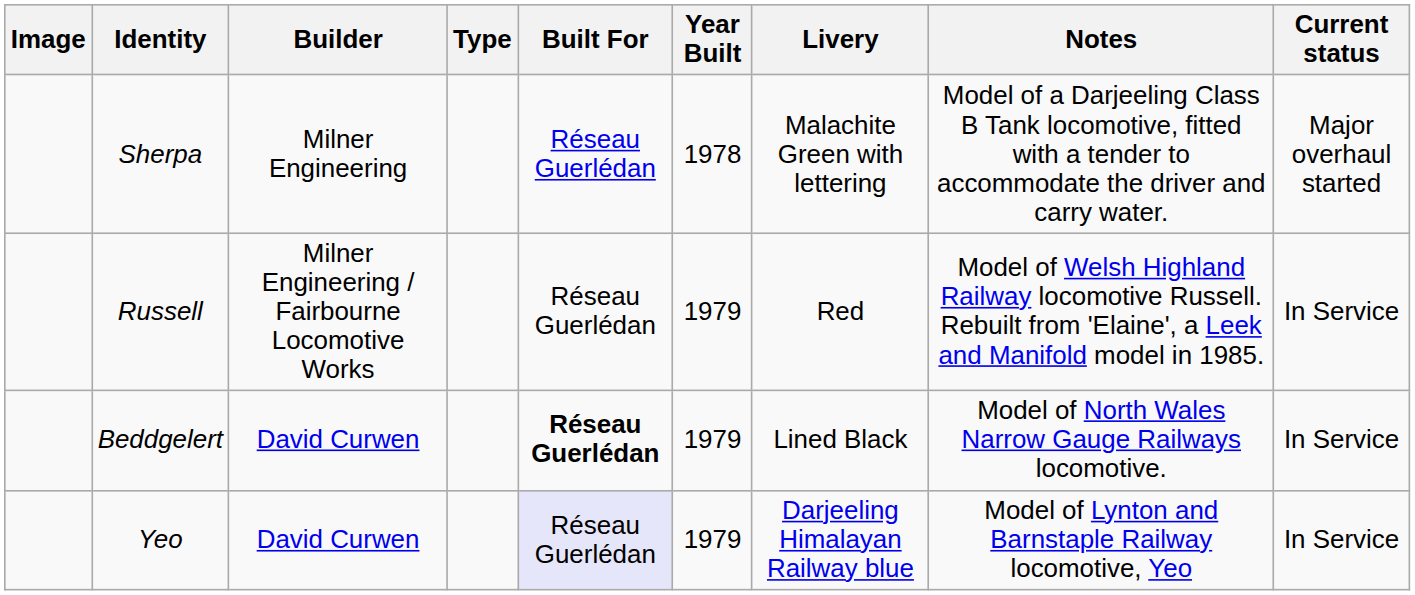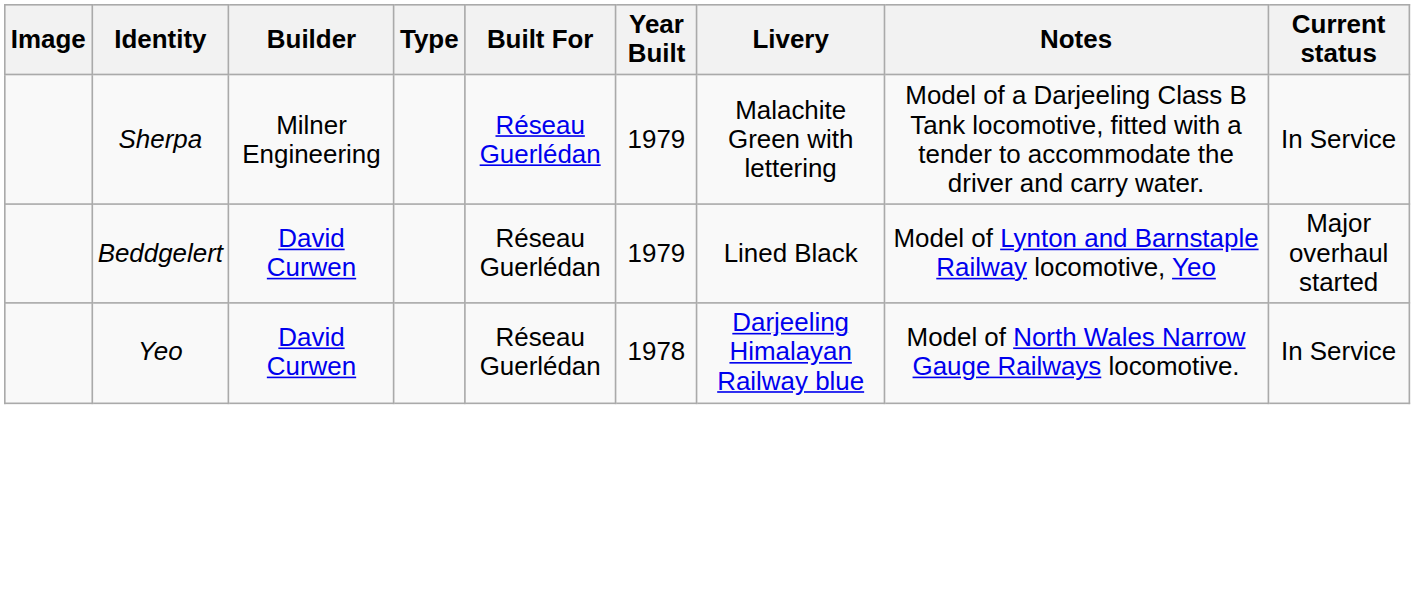(712, 153) 1978 -> (656, 139) 1979
(1342, 153) Major overhaul started -> (1339, 139) In Service
- row: (160, 311)
(595, 439) bold -> (540, 253) normal
(1101, 439) Model of North Wales Narrow Gauge Railways locomotive. -> (1076, 253) Model of Lynton and Barnstaple Railway locomotive, Yeo
(1342, 439) In Service -> (1339, 253) Major overhaul started
(595, 539) lavender background -> (540, 352) no background
(712, 539) 1979 -> (656, 352) 1978
(1101, 539) Model of Lynton and Barnstaple Railway locomotive, Yeo -> (1076, 352) Model of North Wales Narrow Gauge Railways locomotive.
